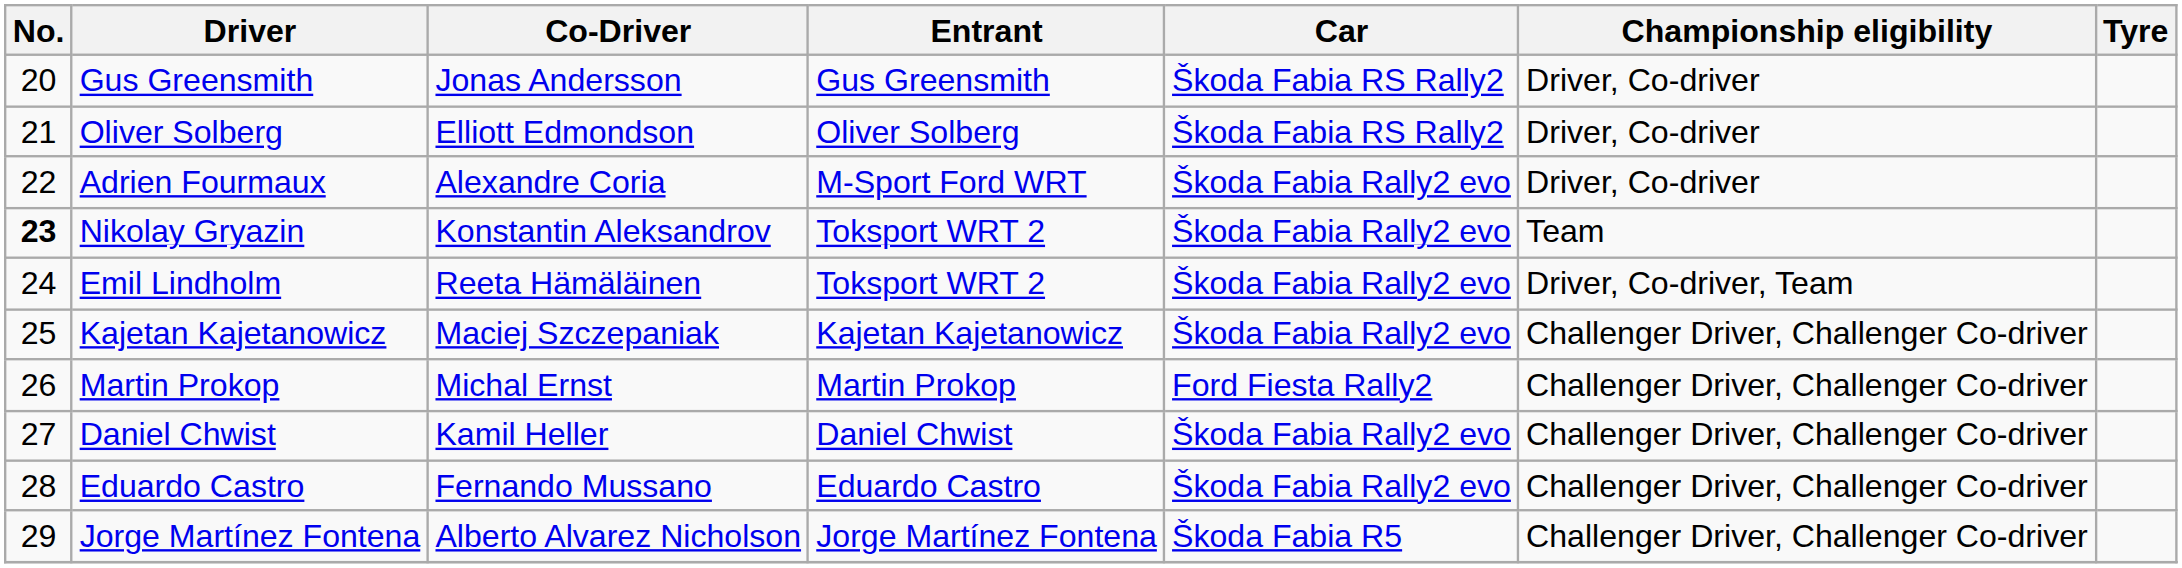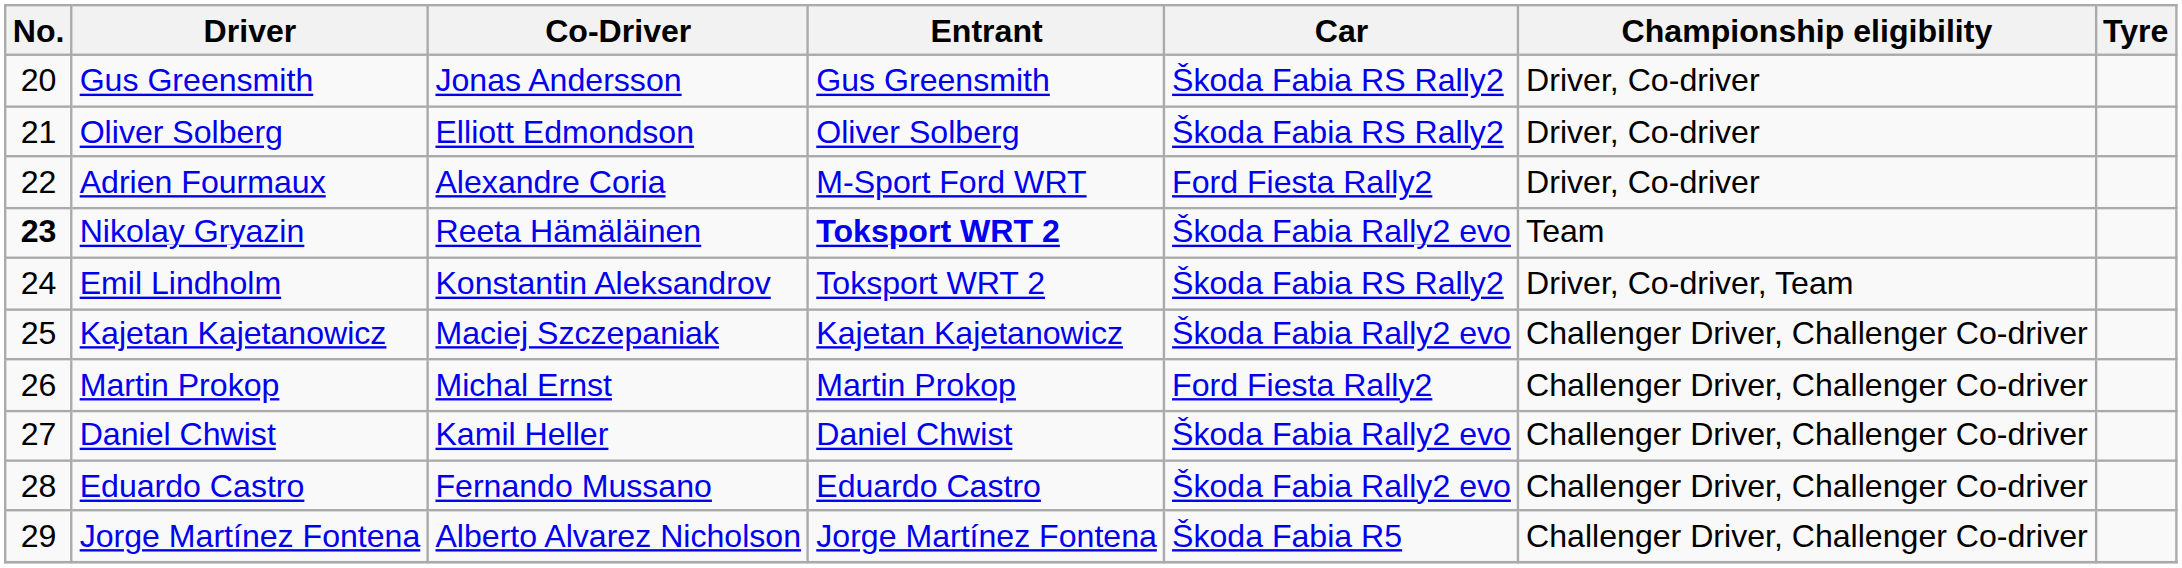(1341, 182) Škoda Fabia Rally2 evo -> (1302, 182) Ford Fiesta Rally2
(603, 232) Konstantin Aleksandrov -> (568, 232) Reeta Hämäläinen
(931, 232) normal -> (938, 232) bold
(568, 283) Reeta Hämäläinen -> (603, 283) Konstantin Aleksandrov
(1341, 283) Škoda Fabia Rally2 evo -> (1338, 283) Škoda Fabia RS Rally2
